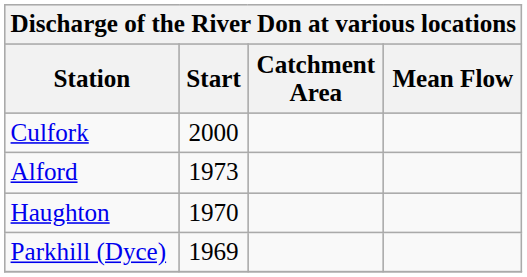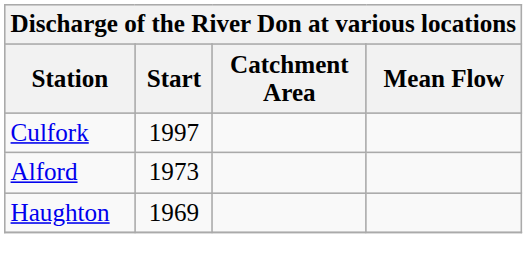(214, 132) 2000 -> (174, 132) 1997
(214, 212) 1970 -> (174, 212) 1969
- row: (88, 251)
